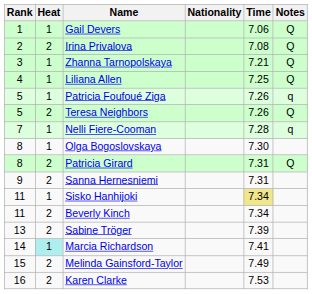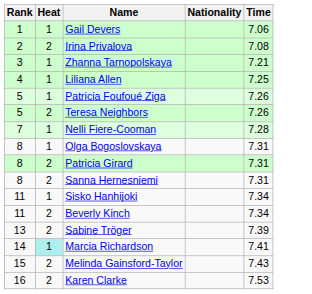- column: (290, 12)
(259, 146) 7.30 -> (259, 146) 7.31
(20, 180) 9 -> (20, 180) 8
(259, 197) khaki background -> (259, 197) no background
(259, 264) 7.49 -> (259, 264) 7.43
